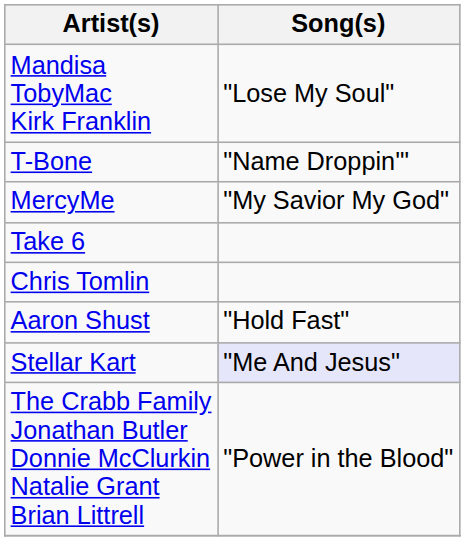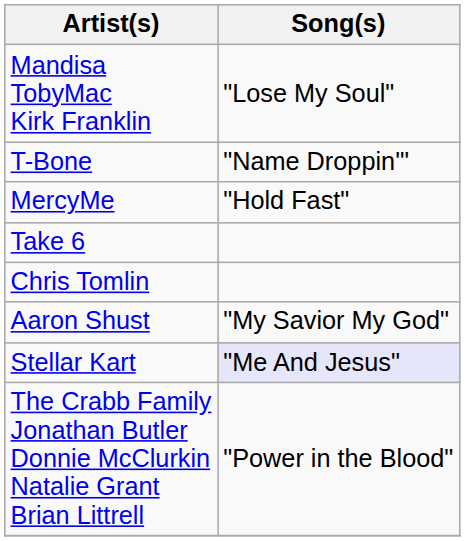(336, 201) "My Savior My God" -> (286, 201) "Hold Fast"
(286, 321) "Hold Fast" -> (336, 321) "My Savior My God"
